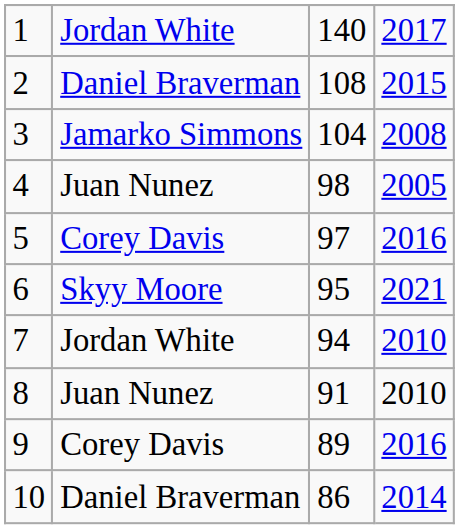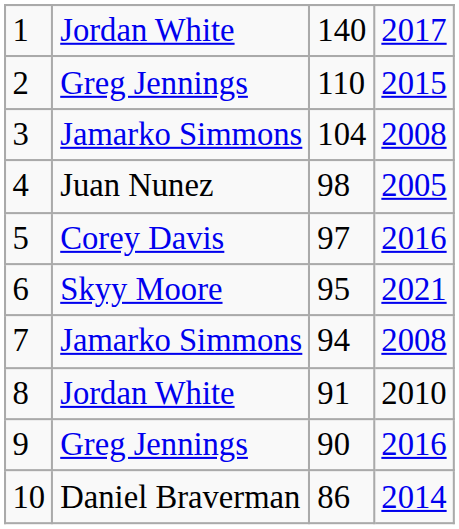(180, 82) Daniel Braverman -> (154, 82) Greg Jennings
(342, 82) 108 -> (341, 82) 110
(147, 340) Jordan White -> (181, 340) Jamarko Simmons
(414, 340) 2010 -> (414, 340) 2008
(137, 392) Juan Nunez -> (147, 392) Jordan White
(142, 444) Corey Davis -> (154, 444) Greg Jennings
(334, 444) 89 -> (334, 444) 90
